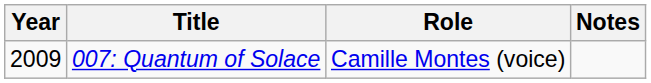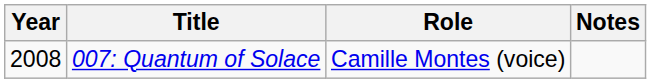(36, 59) 2009 -> (36, 59) 2008
